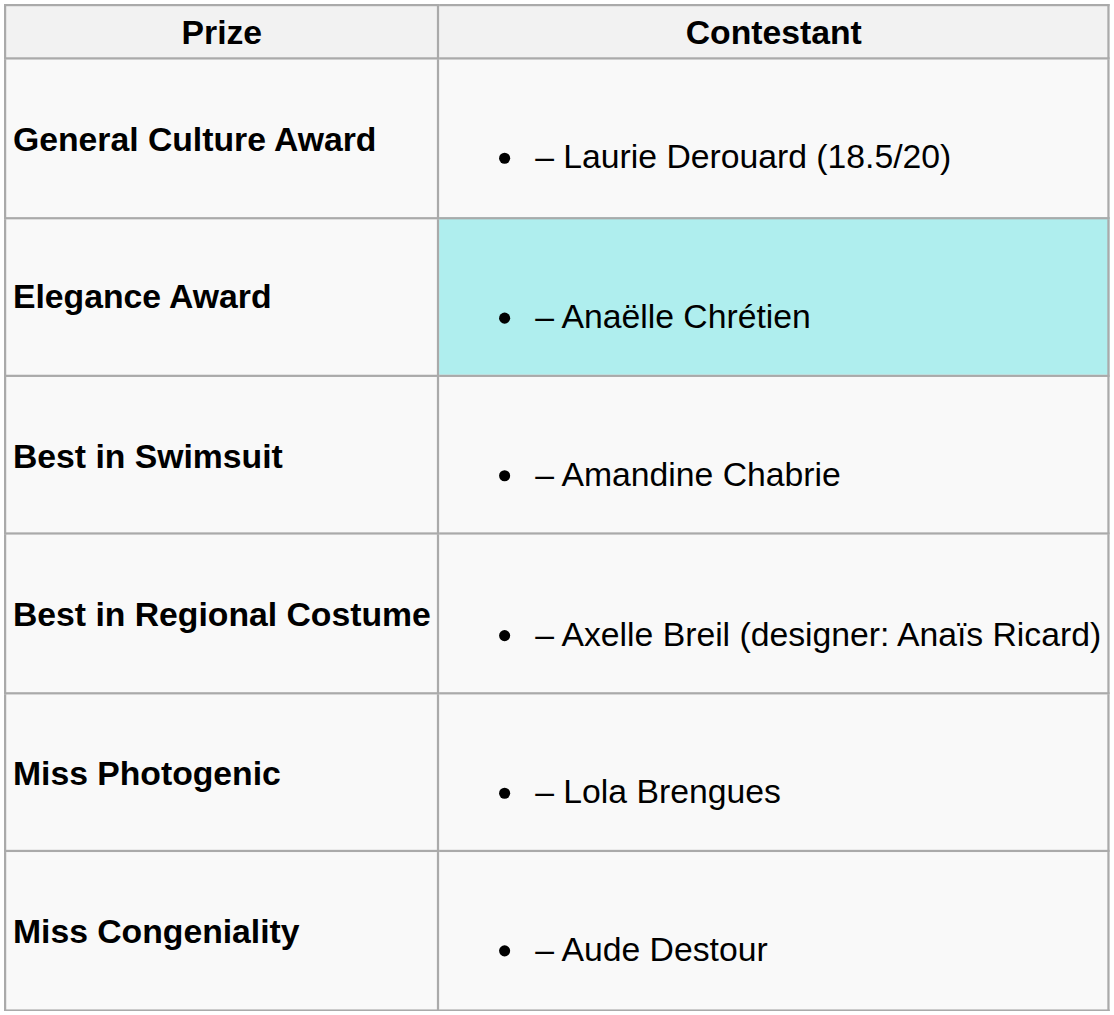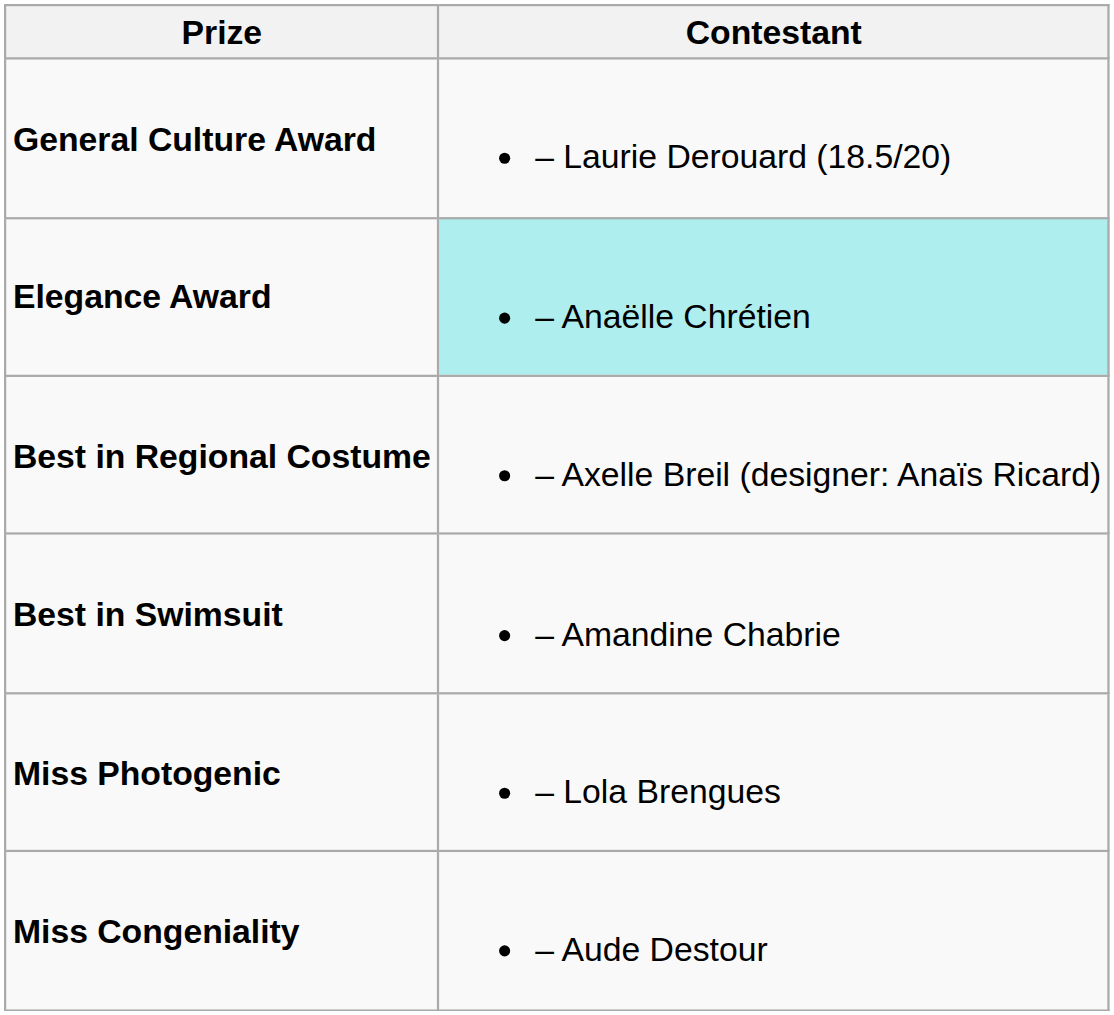rows swapped: (222, 614) <-> (148, 455)
